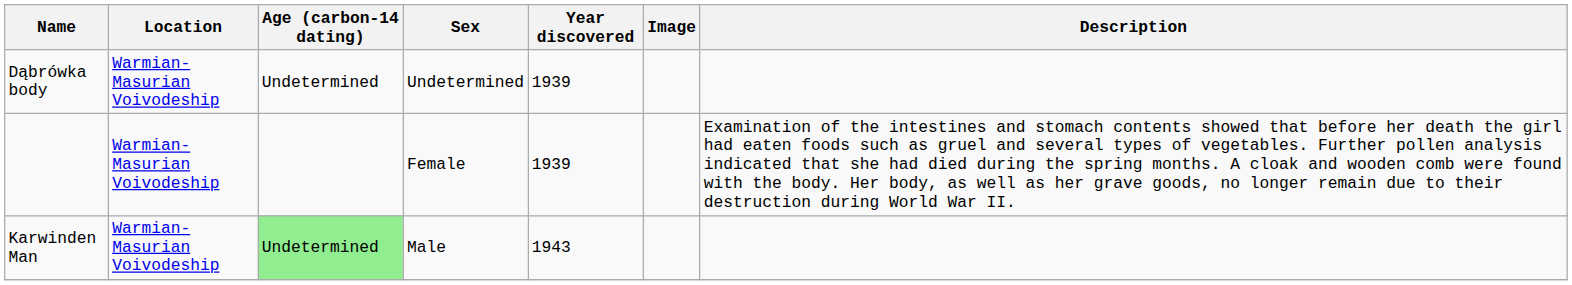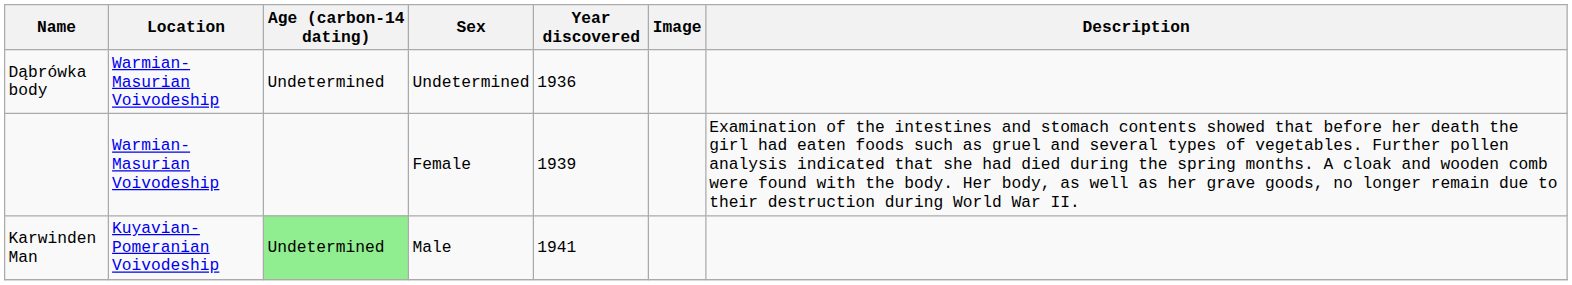(551, 82) 1939 -> (557, 82) 1936
(166, 247) Warmian-Masurian Voivodeship -> (166, 247) Kuyavian-Pomeranian Voivodeship
(551, 247) 1943 -> (557, 247) 1941
